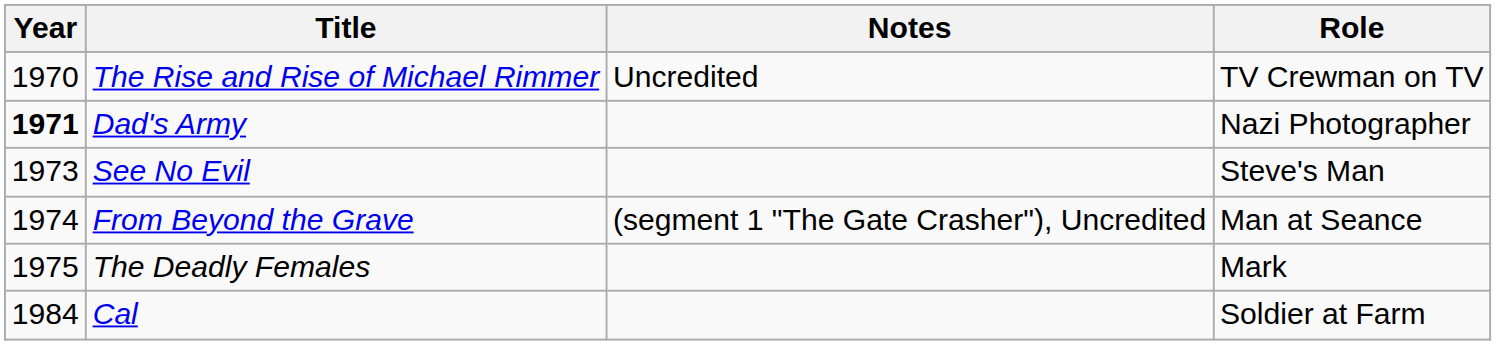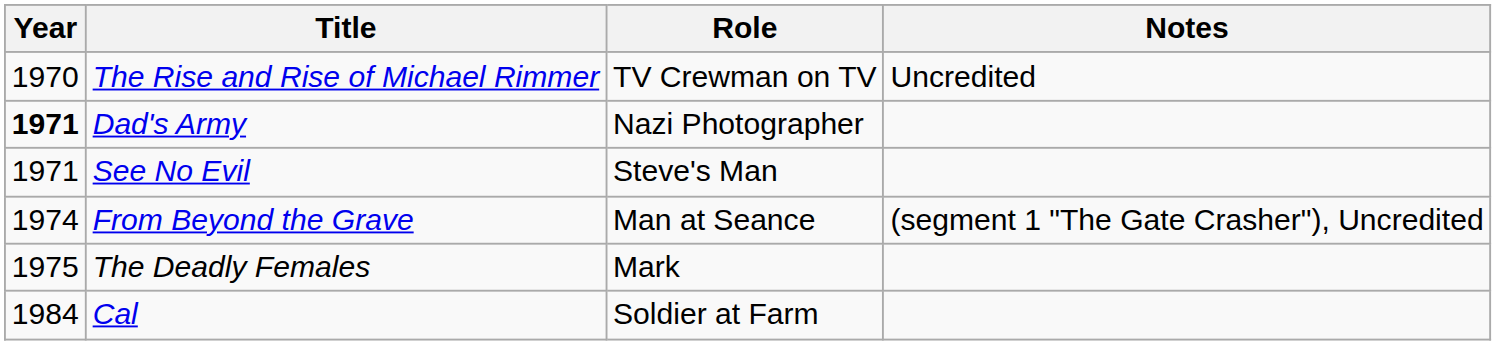columns swapped: (1352, 28) <-> (910, 28)
(45, 171) 1973 -> (45, 171) 1971
